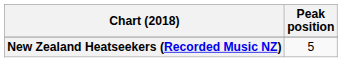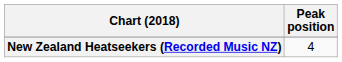(311, 47) 5 -> (311, 47) 4
